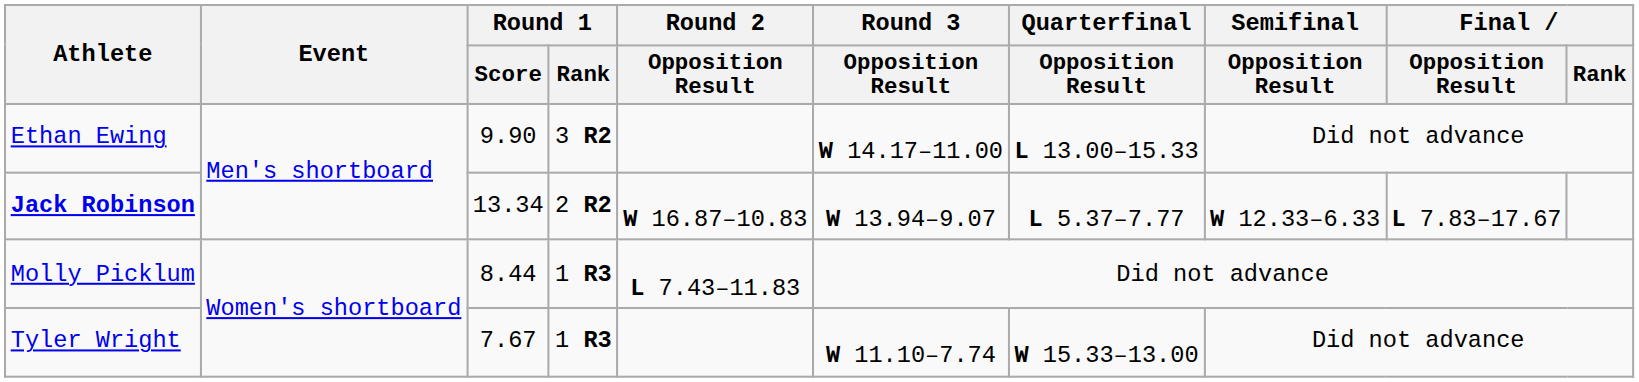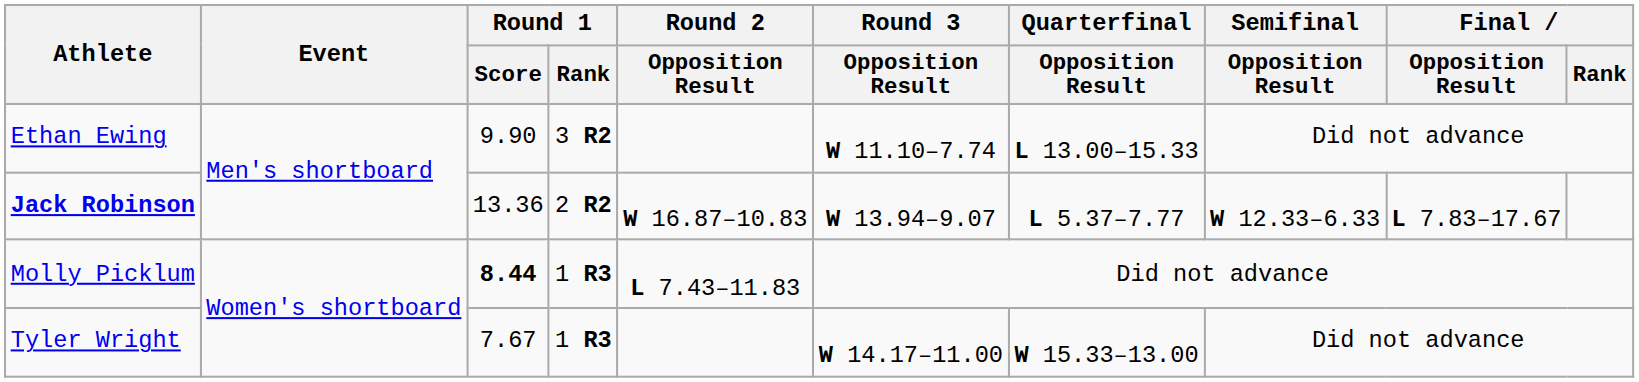(911, 152) W 14.17–11.00 -> (911, 152) W 11.10–7.74
(508, 206) 13.34 -> (508, 206) 13.36
(508, 274) normal -> (508, 274) bold
(911, 356) W 11.10–7.74 -> (911, 356) W 14.17–11.00
